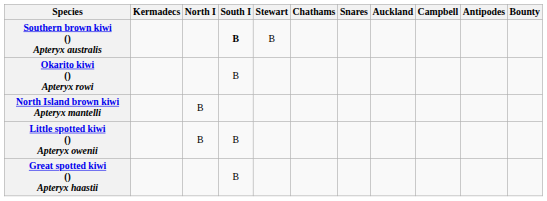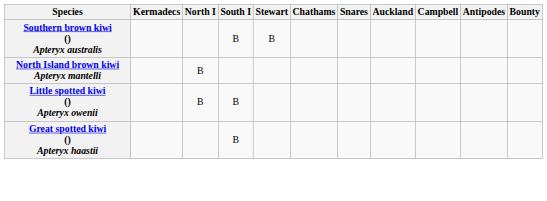(236, 38) bold -> (236, 38) normal
- row: (68, 76)
